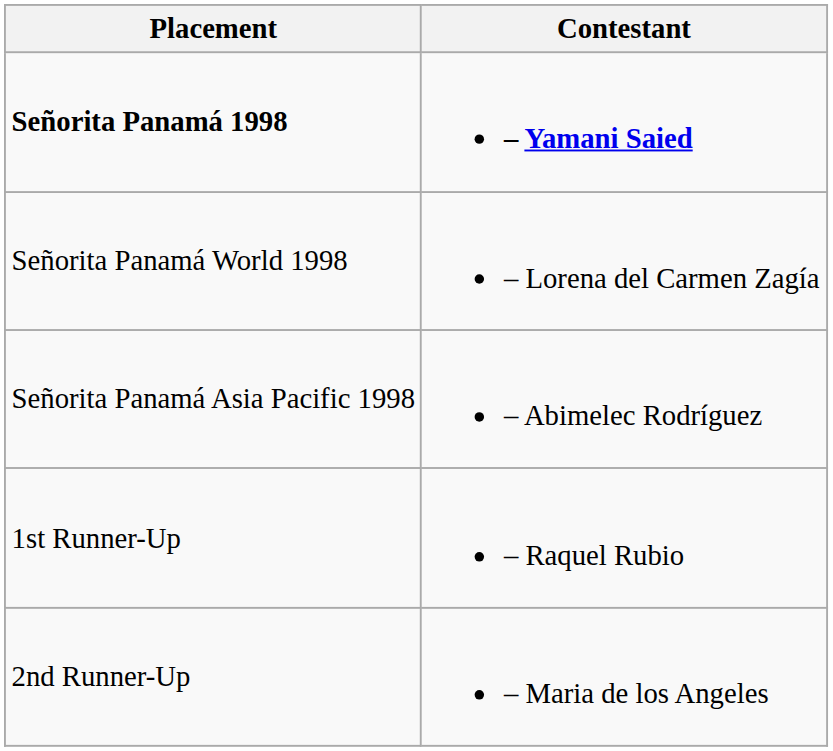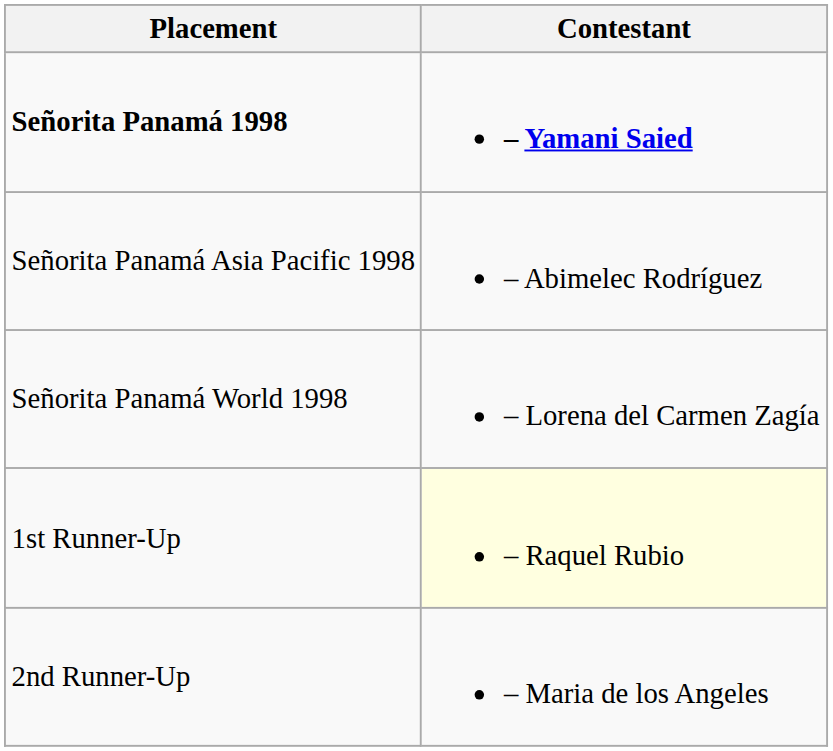rows swapped: (180, 260) <-> (213, 399)
(624, 555) no background -> (624, 555) lightyellow background
